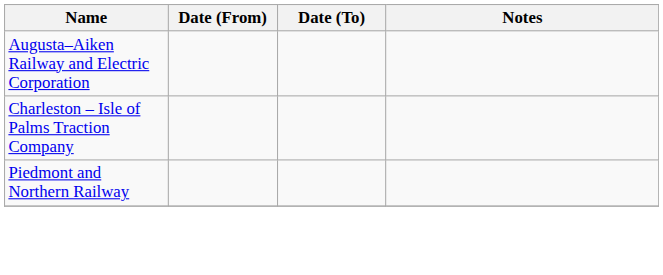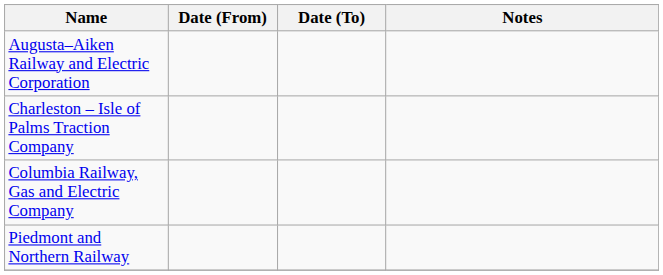+ row: (73, 192)
